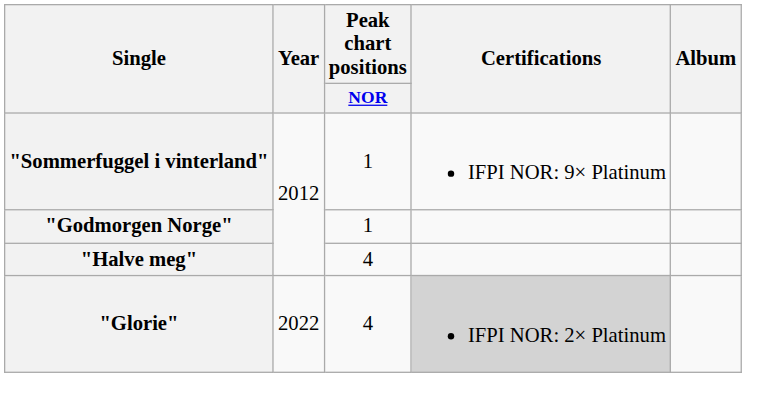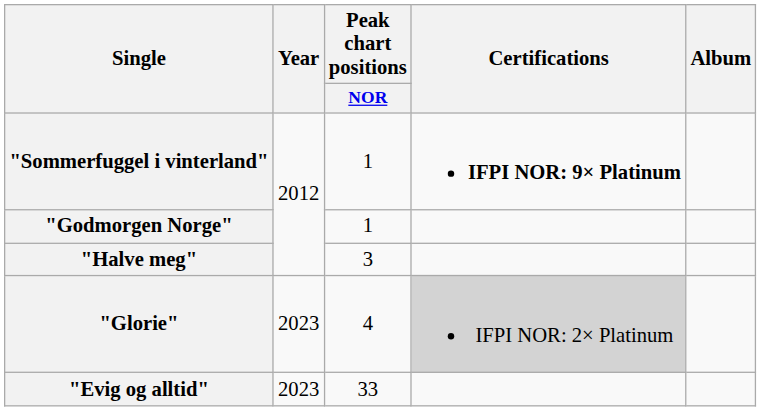(541, 173) normal -> (549, 173) bold
(368, 258) 4 -> (368, 258) 3
(299, 323) 2022 -> (299, 323) 2023
+ row: (139, 388)
